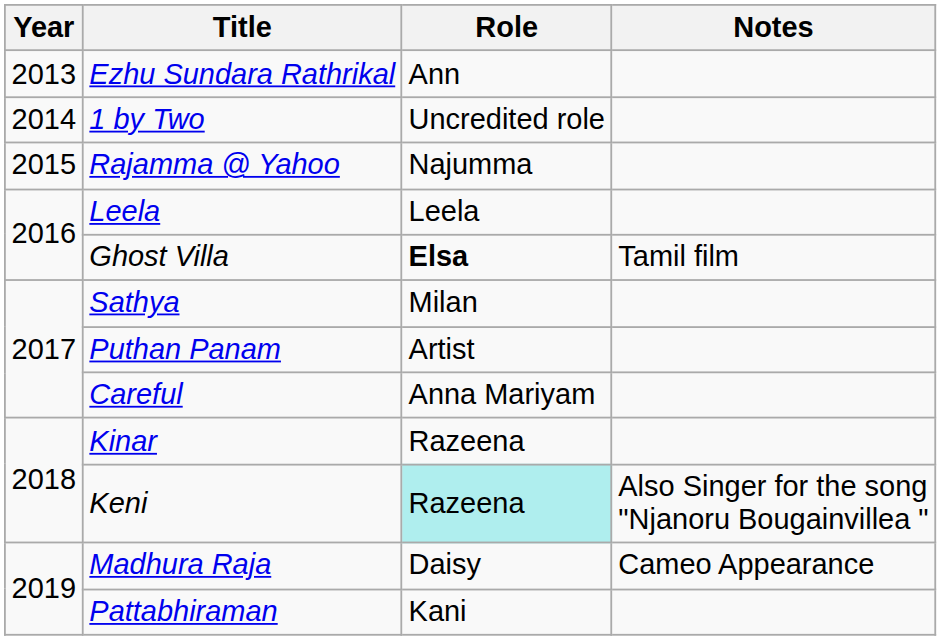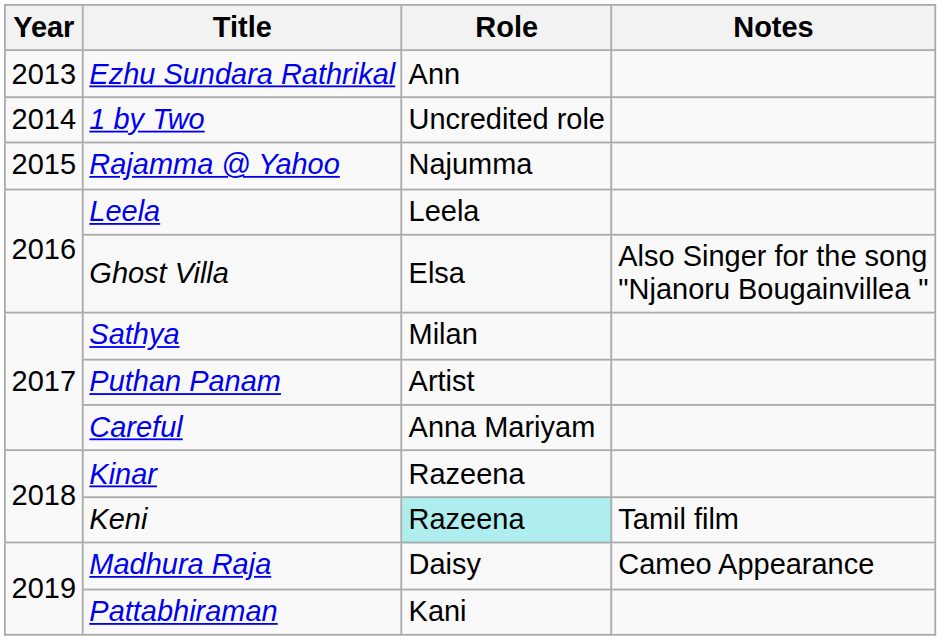(438, 257) bold -> (437, 273) normal
(679, 257) Tamil film -> (773, 273) Also Singer for the song "Njanoru Bougainvillea "
(773, 503) Also Singer for the song "Njanoru Bougainvillea " -> (679, 519) Tamil film
